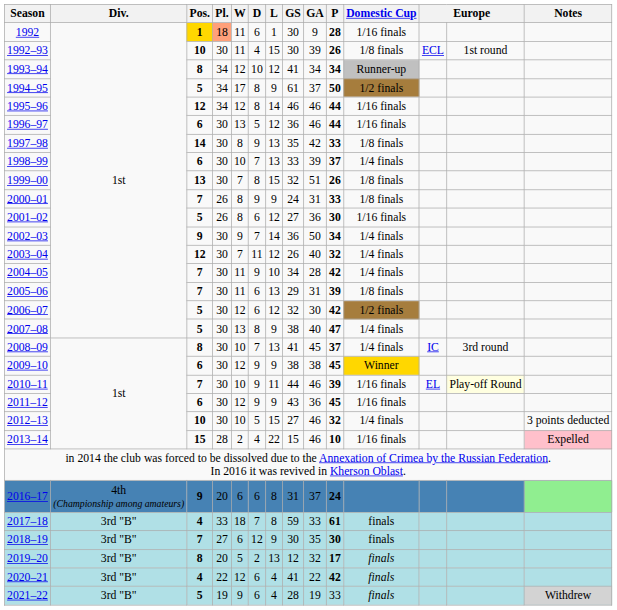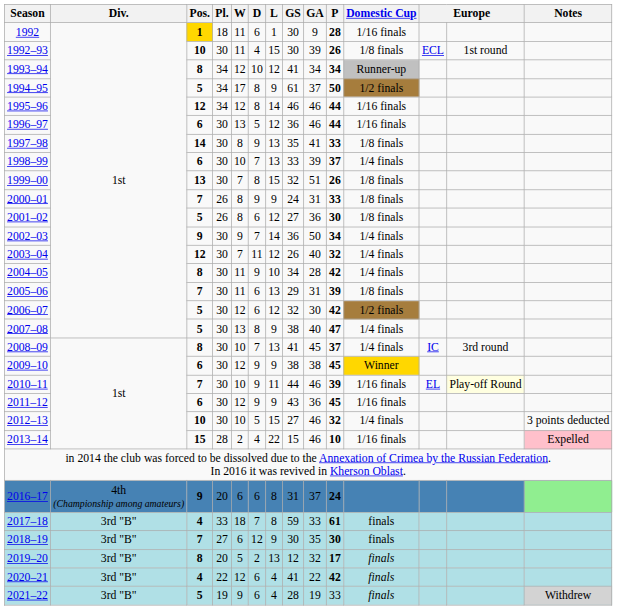(222, 32) lightsalmon background -> (222, 32) no background
(315, 143) 42 -> (315, 143) 41
(381, 217) 1/16 finals -> (381, 217) 1/8 finals
(200, 273) 7 -> (200, 273) 8
